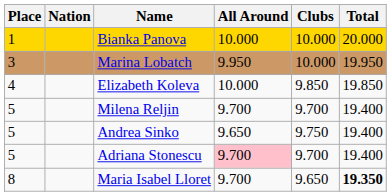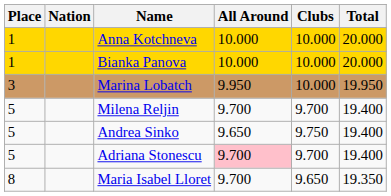+ row: (147, 39)
- row: (148, 86)
(363, 179) bold -> (363, 179) normal
